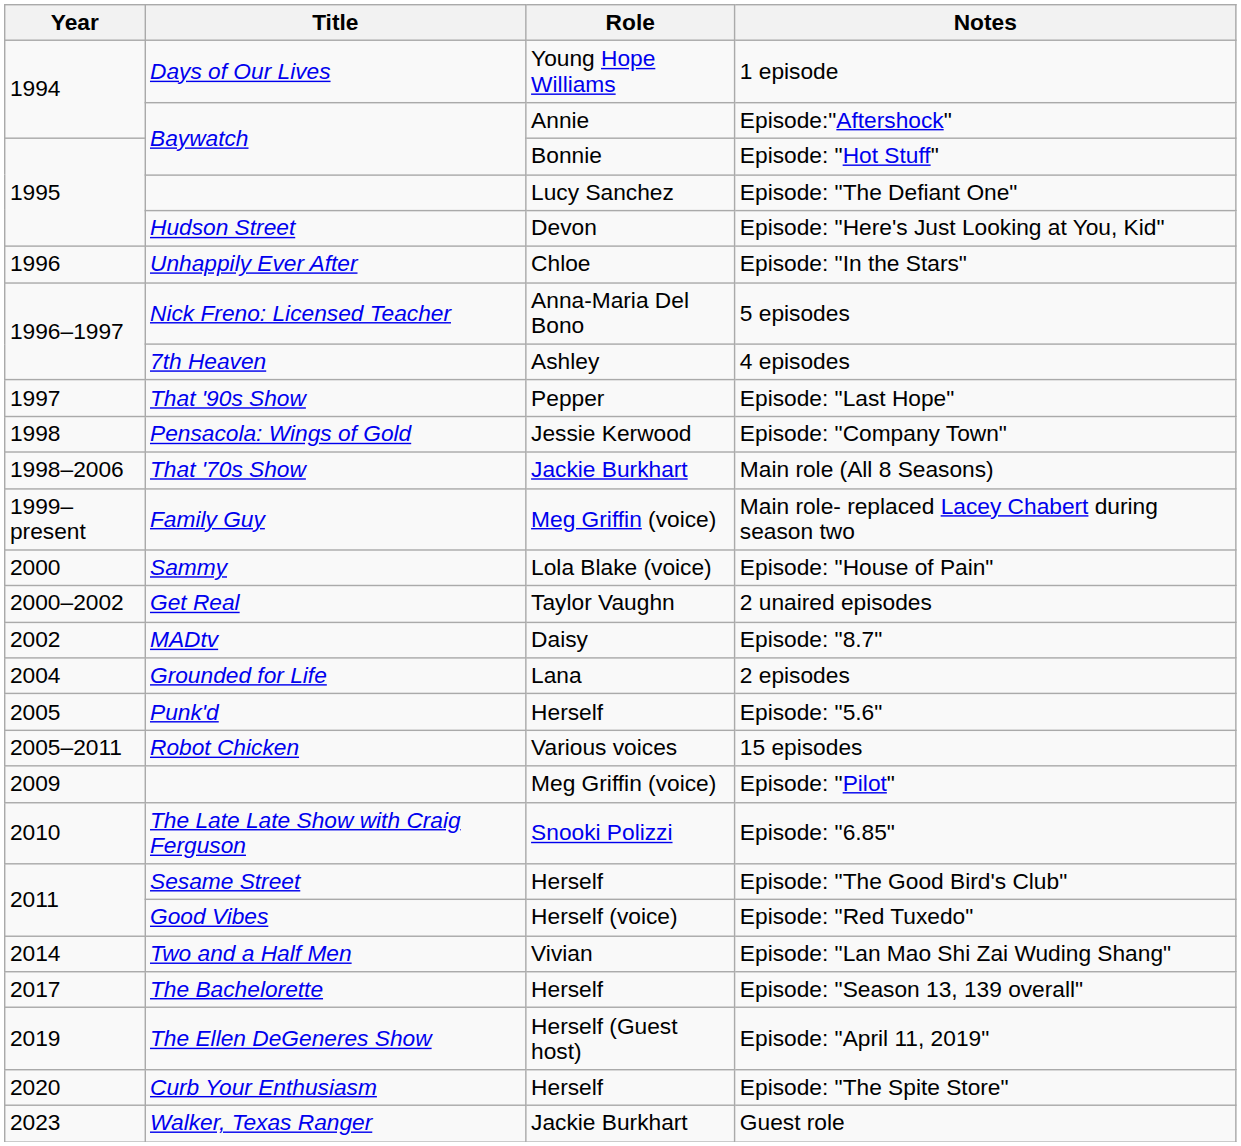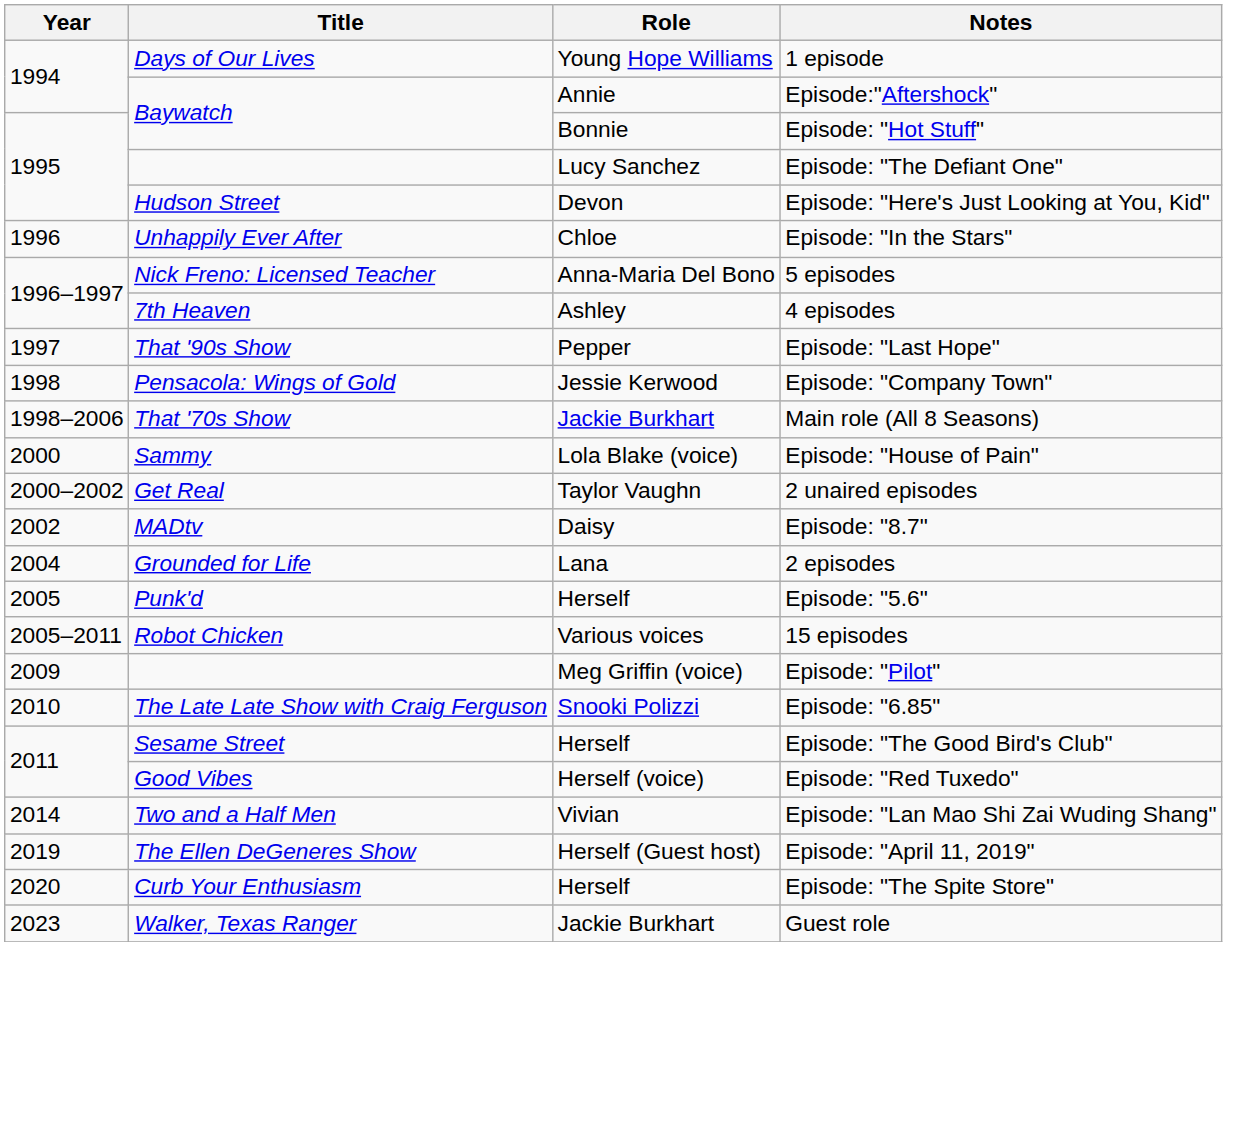- row: (949, 518)
- row: (911, 989)
